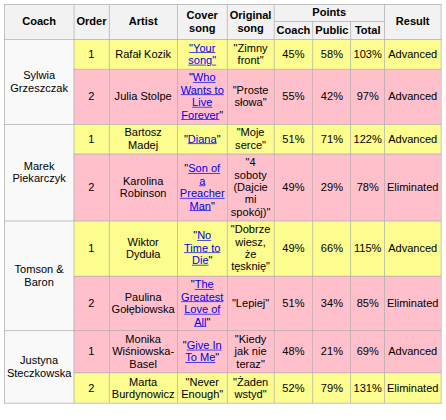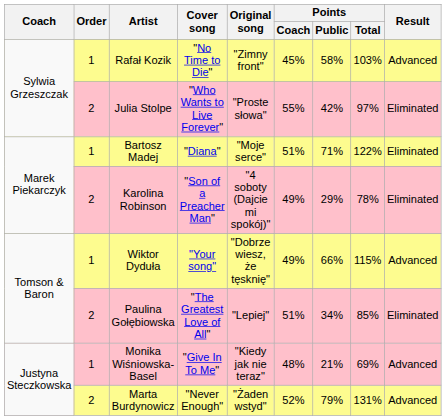(202, 54) "Your song" -> (202, 60) "No Time to Die"
(413, 96) Advanced -> (413, 109) Eliminated
(413, 139) Advanced -> (413, 151) Eliminated
(202, 248) "No Time to Die" -> (202, 261) "Your song"
(413, 388) Eliminated -> (413, 400) Advanced
